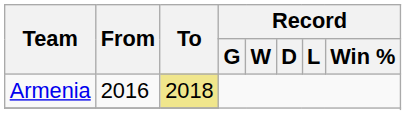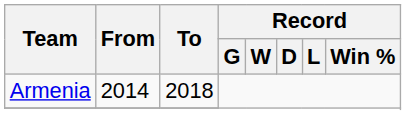(125, 90) 2016 -> (125, 90) 2014
(189, 90) khaki background -> (189, 90) no background
